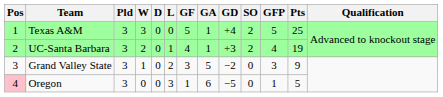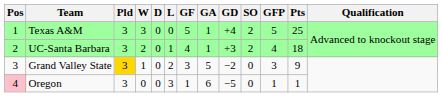(298, 48) 19 -> (298, 48) 18
(125, 65) no background -> (125, 65) gold background
(298, 83) 5 -> (298, 83) 1
